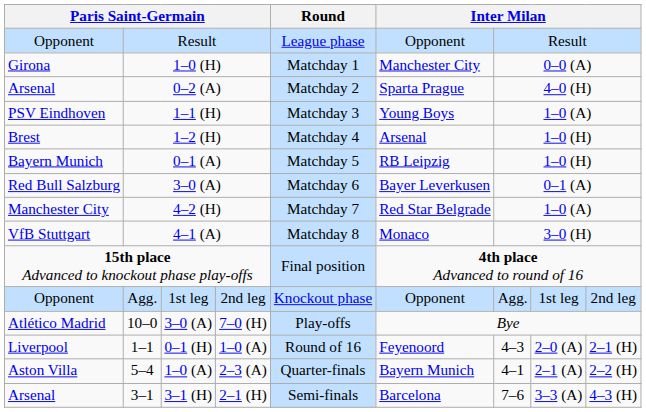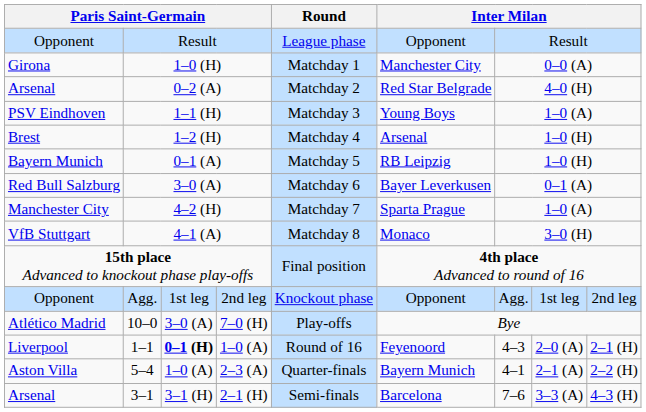(422, 88) Sparta Prague -> (436, 88) Red Star Belgrade
(435, 209) Red Star Belgrade -> (422, 209) Sparta Prague
(188, 347) normal -> (189, 347) bold
